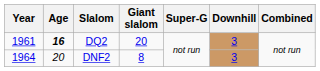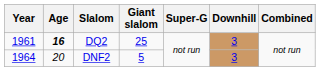(141, 41) 20 -> (141, 41) 25
(141, 58) 8 -> (141, 58) 5
